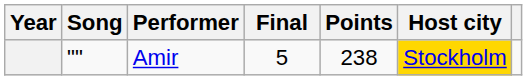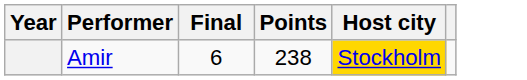- column: (95, 22)
(282, 58) 5 -> (216, 58) 6
